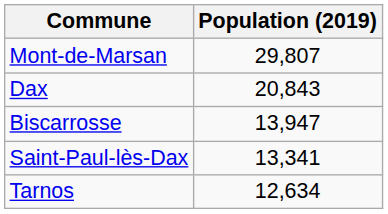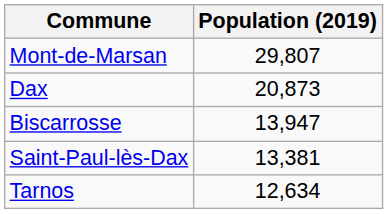(288, 89) 20,843 -> (288, 89) 20,873
(288, 157) 13,341 -> (288, 157) 13,381
